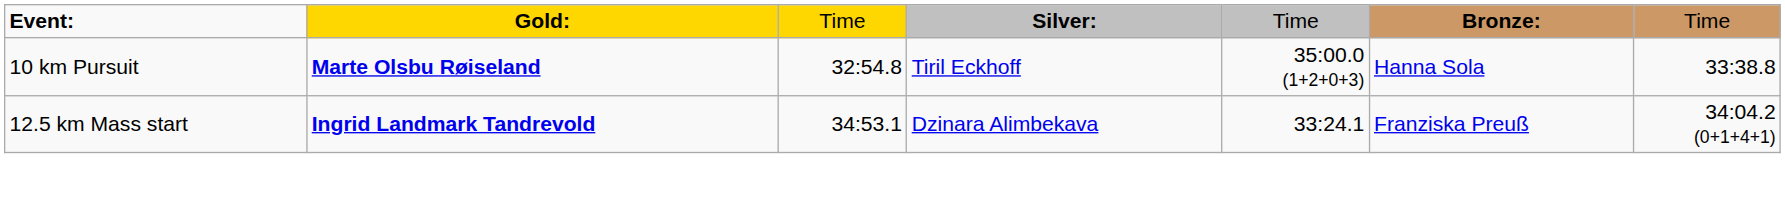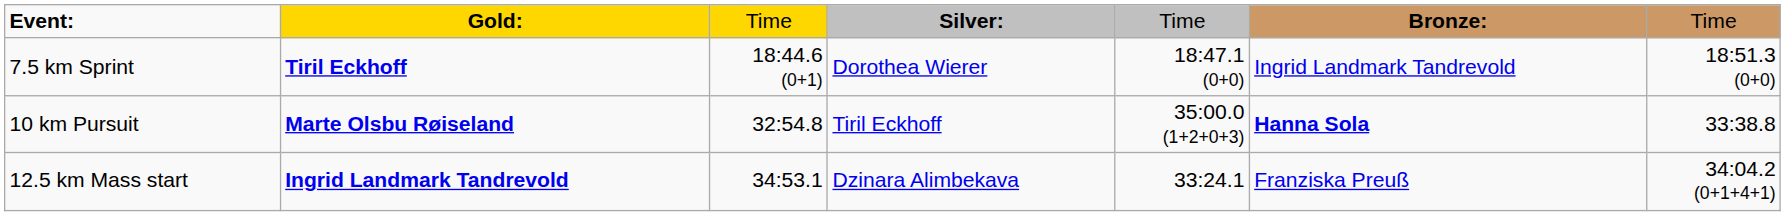+ row: (72, 66)
(1429, 66) normal -> (1312, 123) bold
